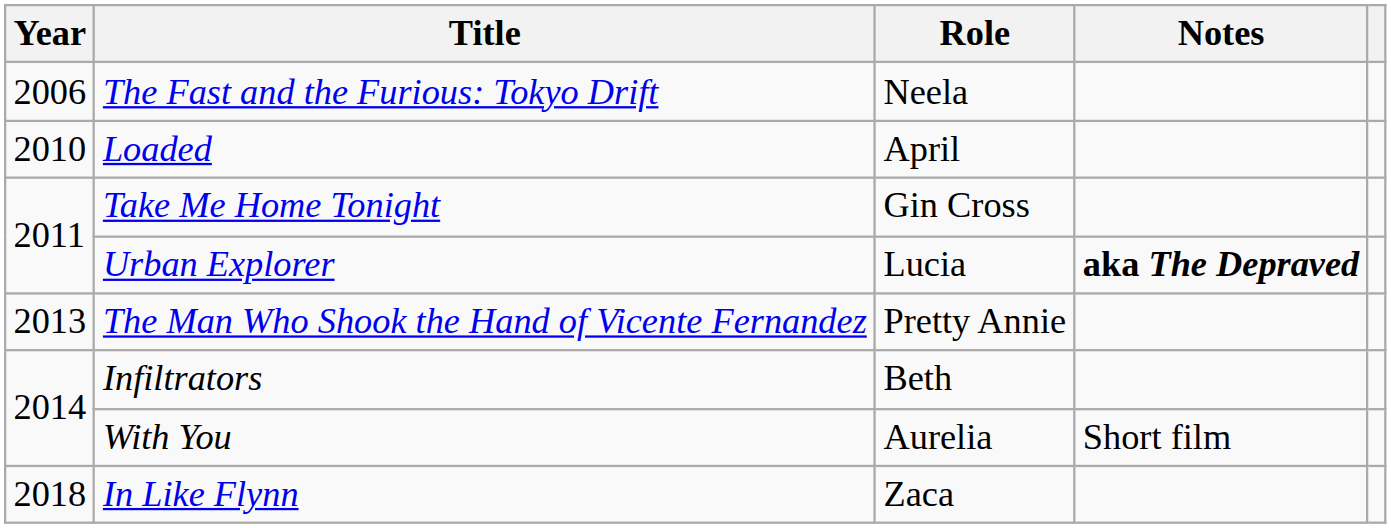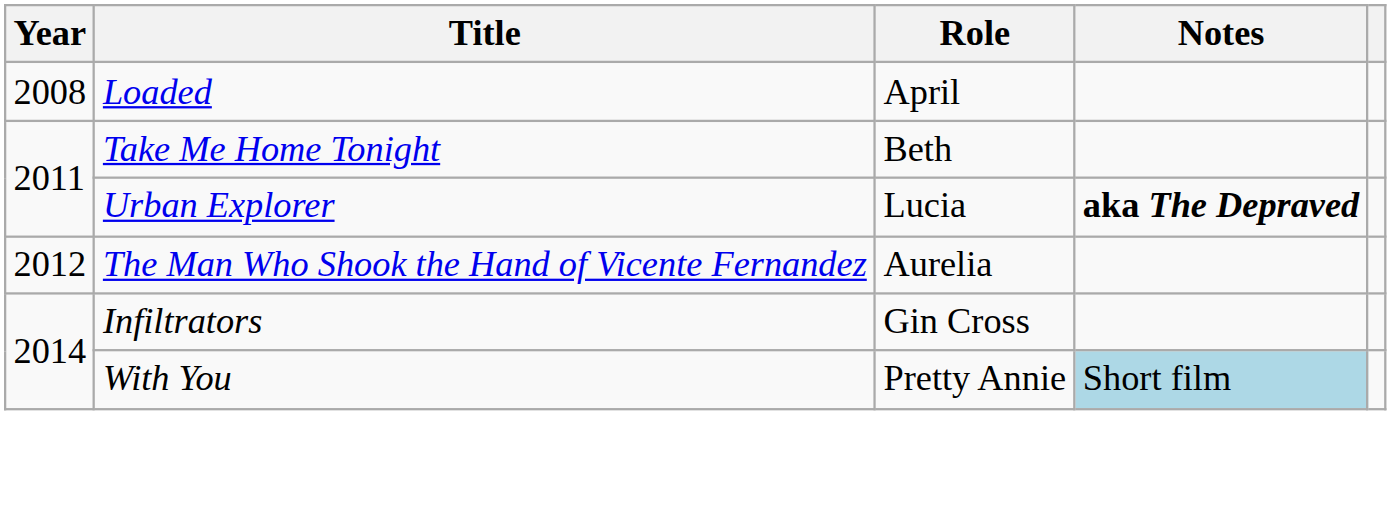- row: (381, 90)
(50, 148) 2010 -> (50, 90) 2008
(957, 206) Gin Cross -> (918, 148) Beth
(50, 321) 2013 -> (50, 263) 2012
(975, 321) Pretty Annie -> (938, 263) Aurelia
(918, 378) Beth -> (957, 321) Gin Cross
(938, 436) Aurelia -> (975, 378) Pretty Annie
(1157, 436) no background -> (1157, 378) lightblue background
- row: (201, 494)
